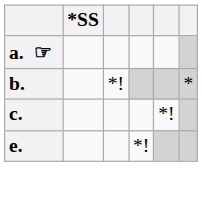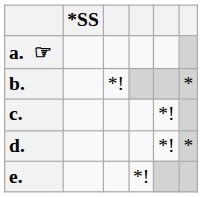+ row: (17, 145)
